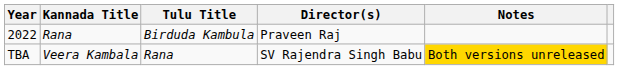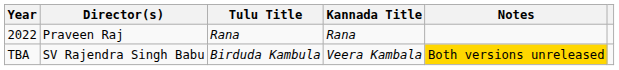columns swapped: (90, 14) <-> (341, 14)
(199, 34) Birduda Kambula -> (225, 34) Rana
(159, 54) Rana -> (265, 54) Birduda Kambula
